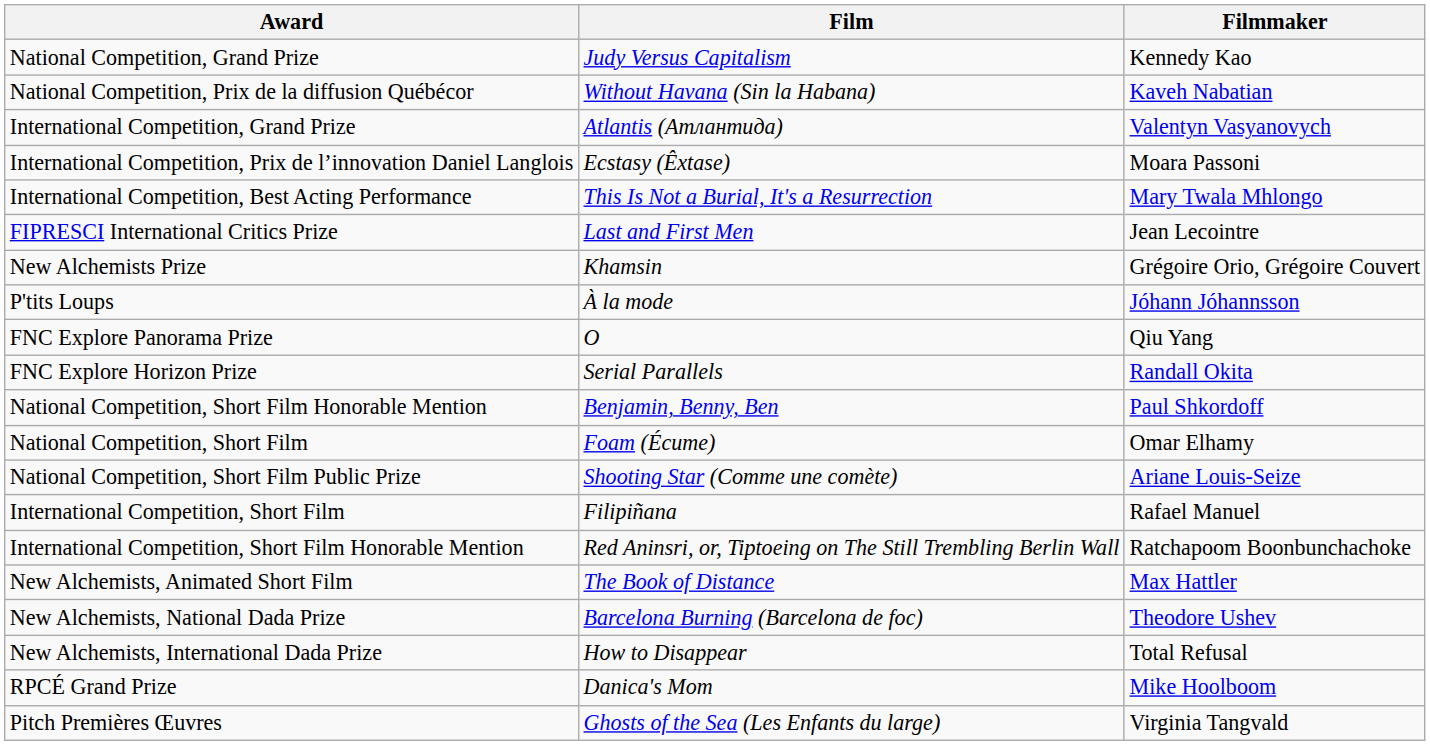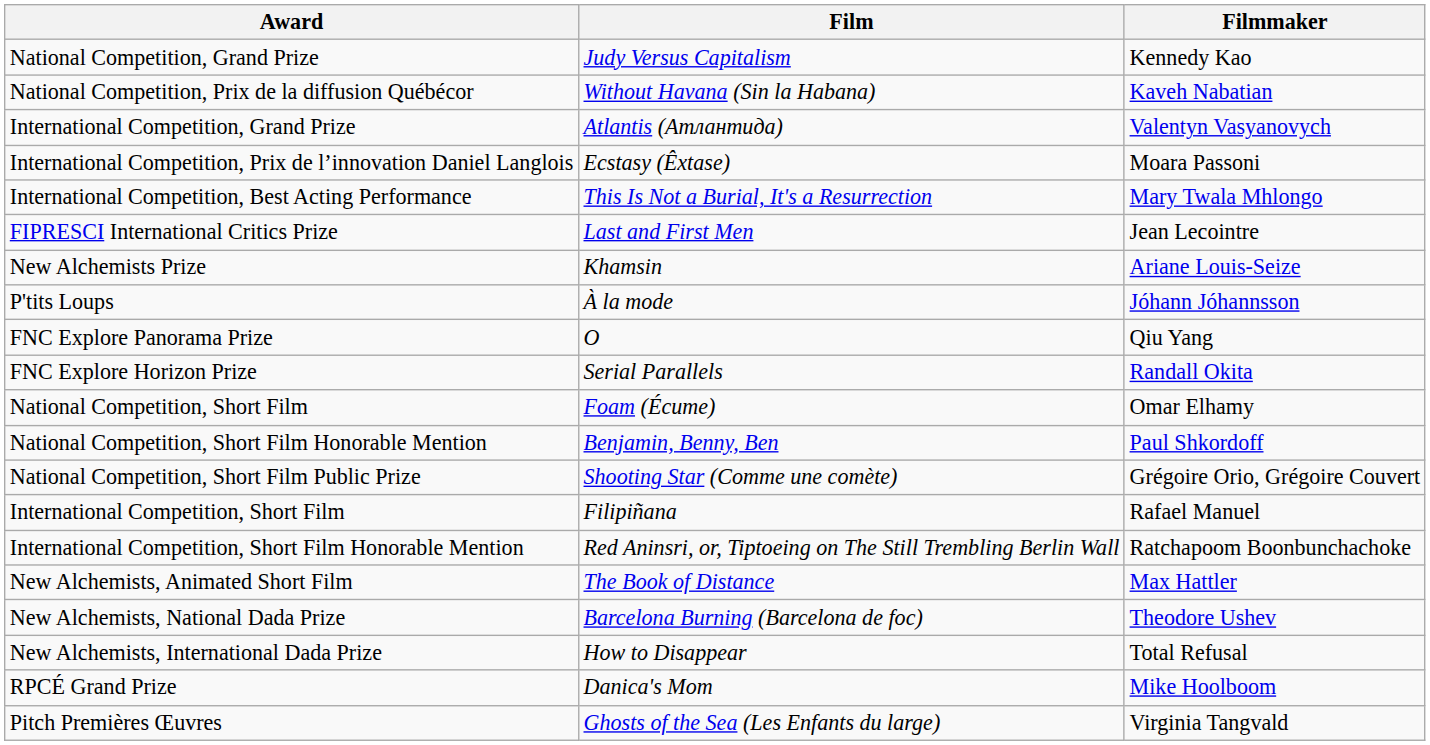(1275, 267) Grégoire Orio, Grégoire Couvert -> (1215, 267) Ariane Louis-Seize
rows swapped: (159, 442) <-> (248, 407)
(1215, 477) Ariane Louis-Seize -> (1275, 477) Grégoire Orio, Grégoire Couvert
